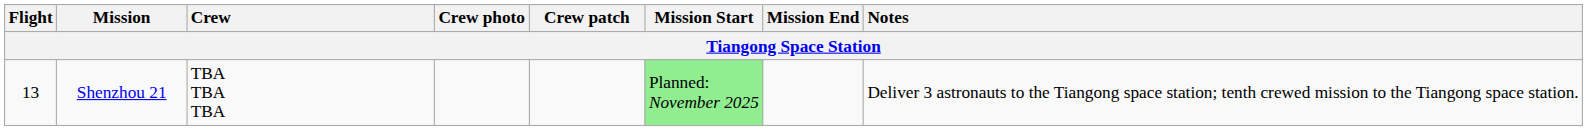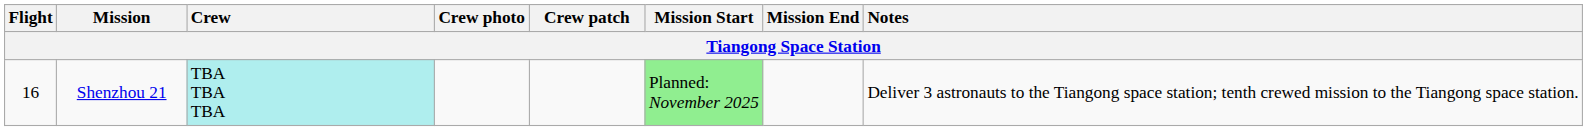(31, 92) 13 -> (31, 92) 16
(208, 92) no background -> (208, 92) paleturquoise background
